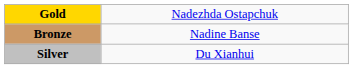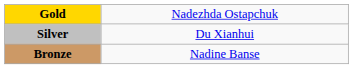rows swapped: (53, 53) <-> (53, 34)
